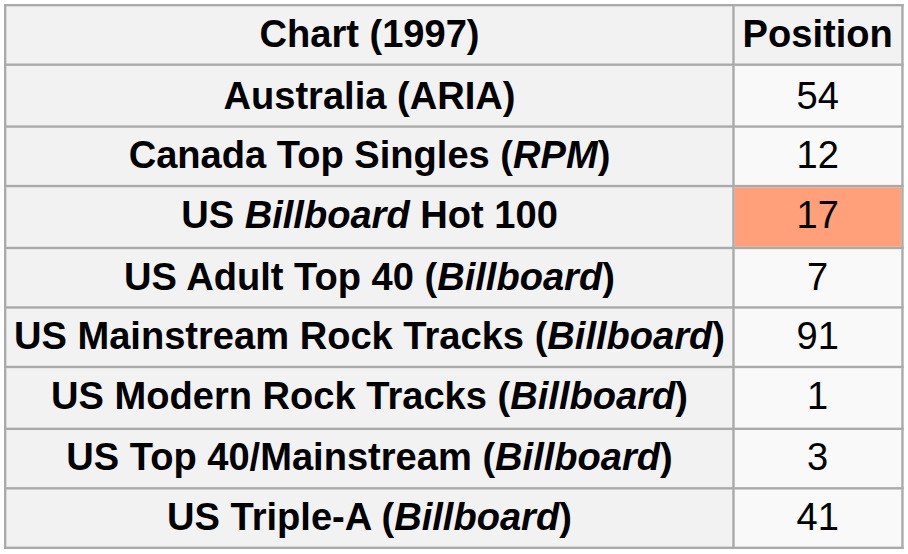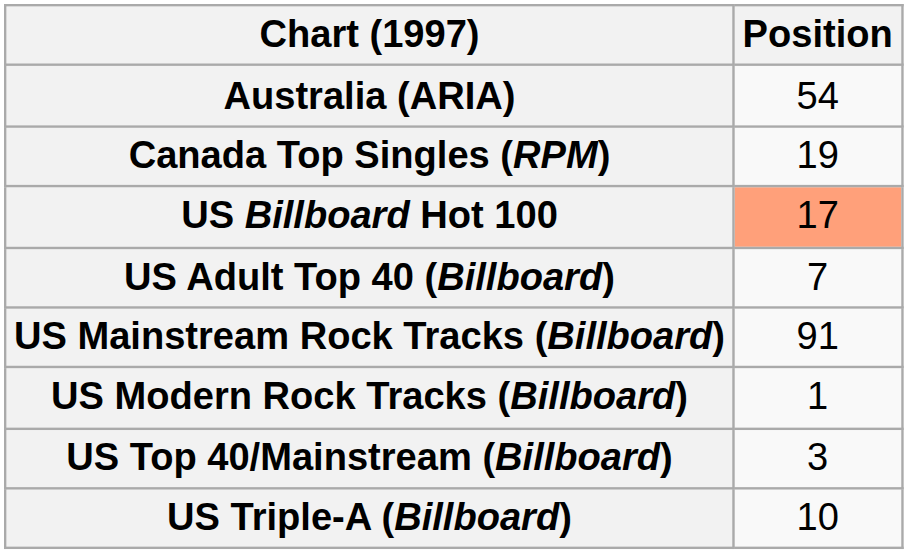(818, 155) 12 -> (818, 155) 19
(818, 517) 41 -> (818, 517) 10
